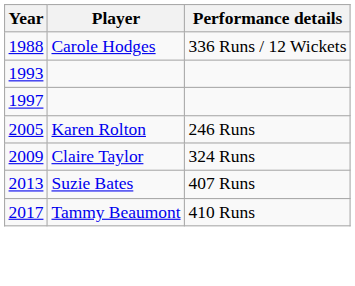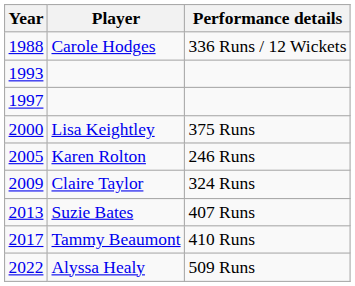+ row: (26, 128)
+ row: (26, 267)
